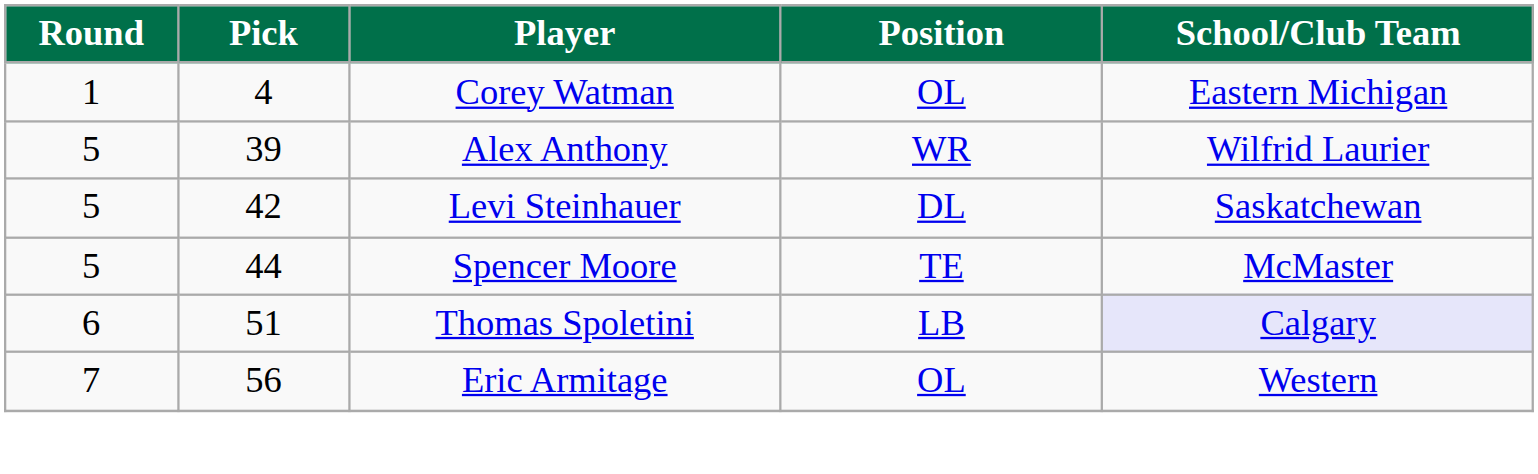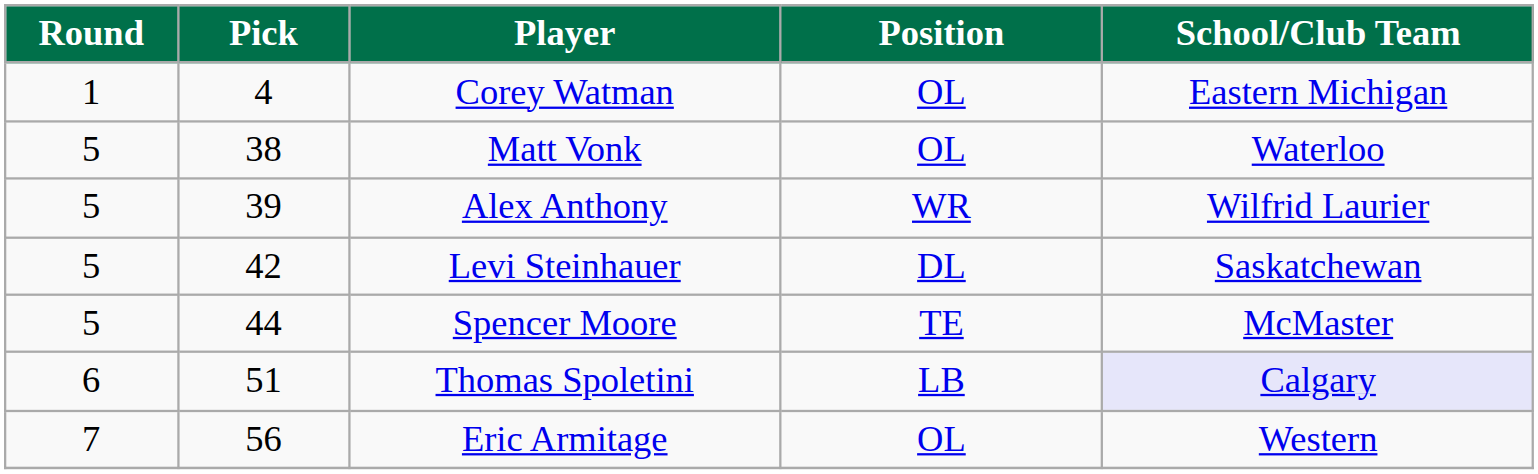+ row: (565, 149)
